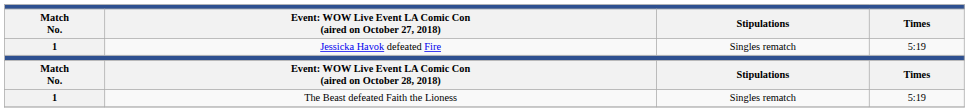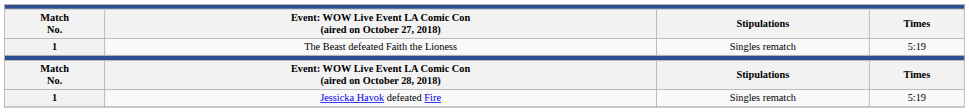rows swapped: (55, 97) <-> (55, 46)
